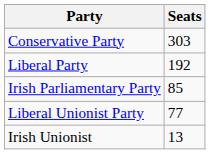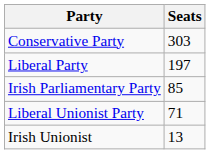(179, 64) 192 -> (179, 64) 197
(175, 112) 77 -> (175, 112) 71
